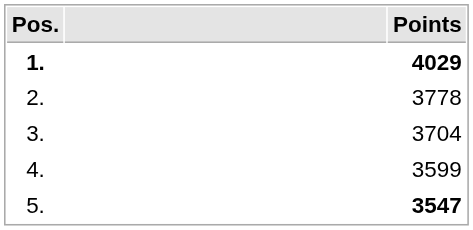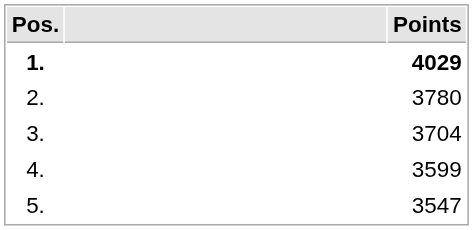(437, 98) 3778 -> (437, 98) 3780
(437, 205) bold -> (437, 205) normal
